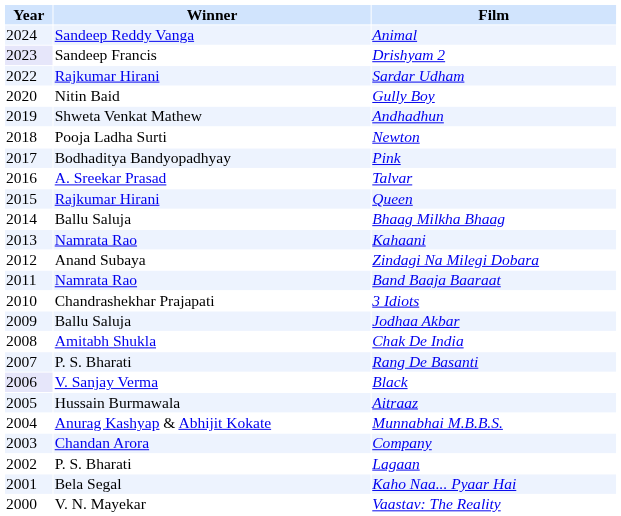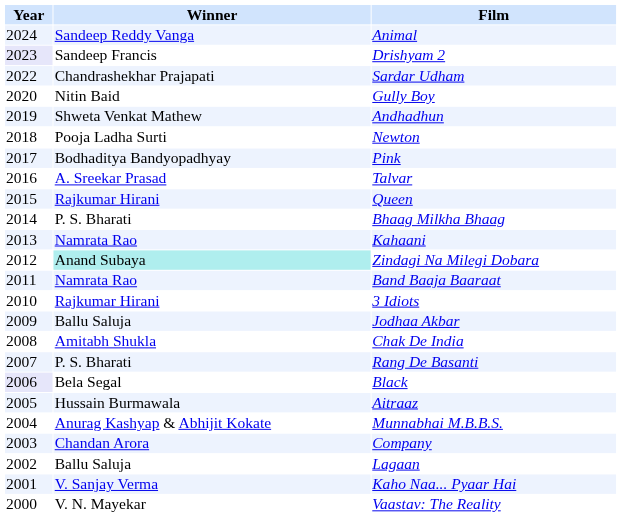(107, 75) Rajkumar Hirani -> (135, 75) Chandrashekhar Prajapati
(93, 219) Ballu Saluja -> (93, 219) P. S. Bharati
(100, 260) no background -> (100, 260) paleturquoise background
(135, 300) Chandrashekhar Prajapati -> (107, 300) Rajkumar Hirani
(106, 382) V. Sanjay Verma -> (88, 382) Bela Segal
(93, 463) P. S. Bharati -> (93, 463) Ballu Saluja
(88, 484) Bela Segal -> (106, 484) V. Sanjay Verma
